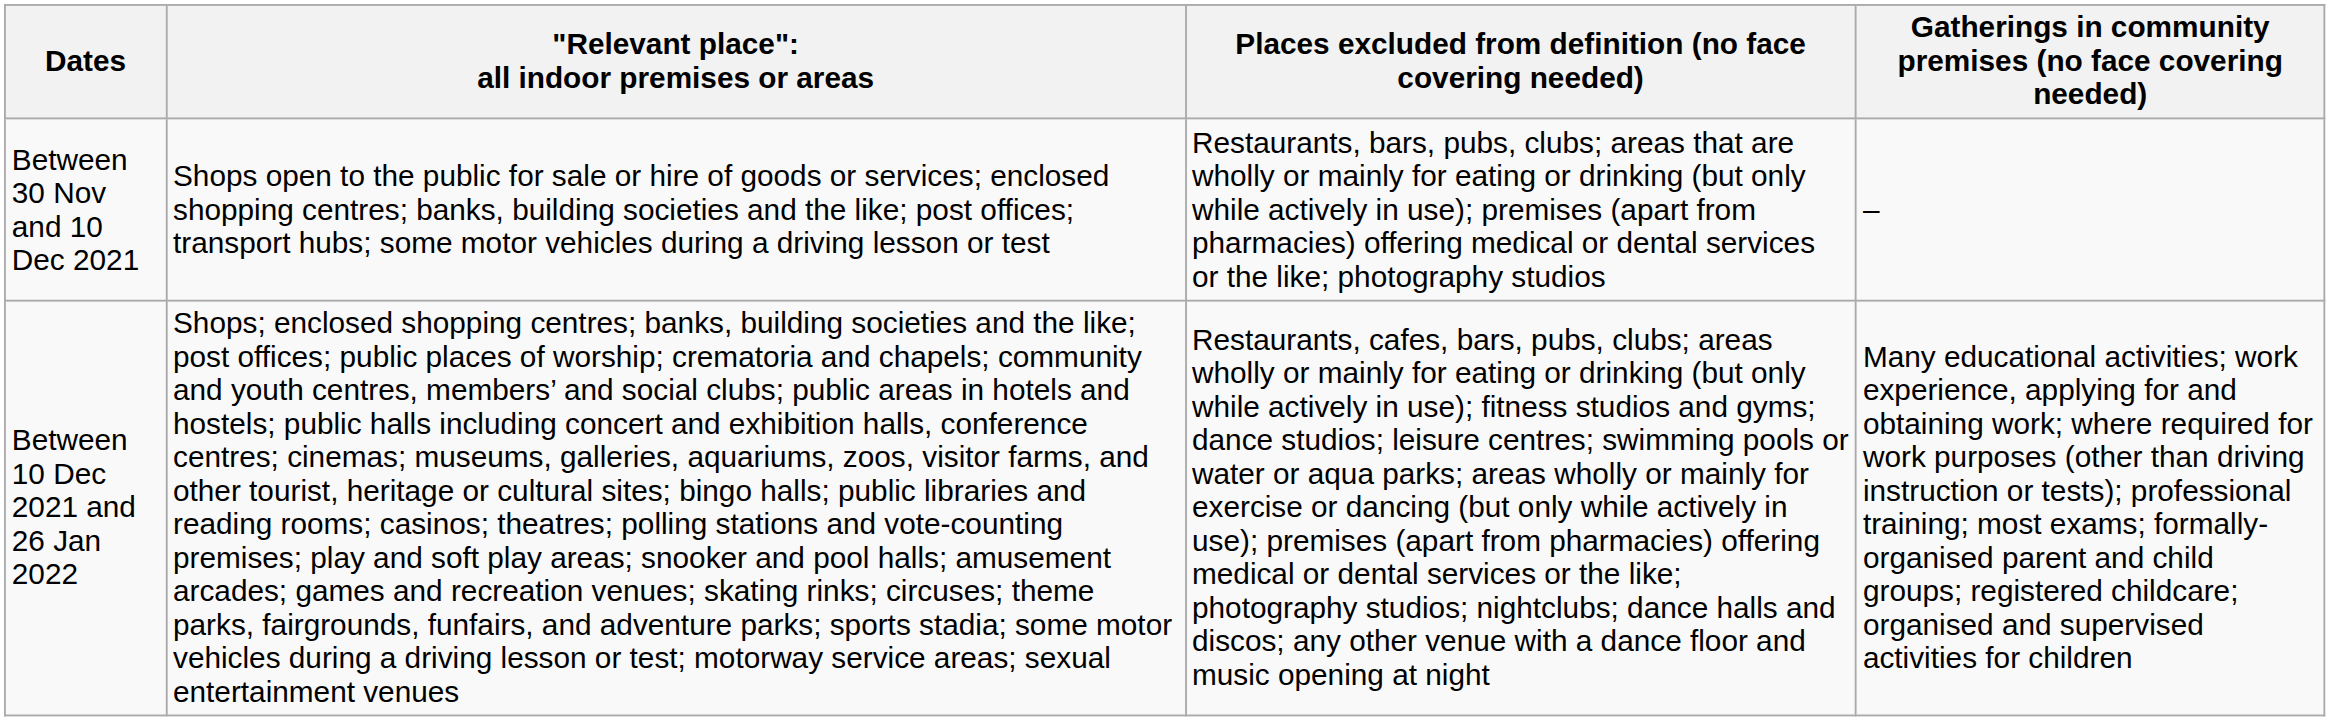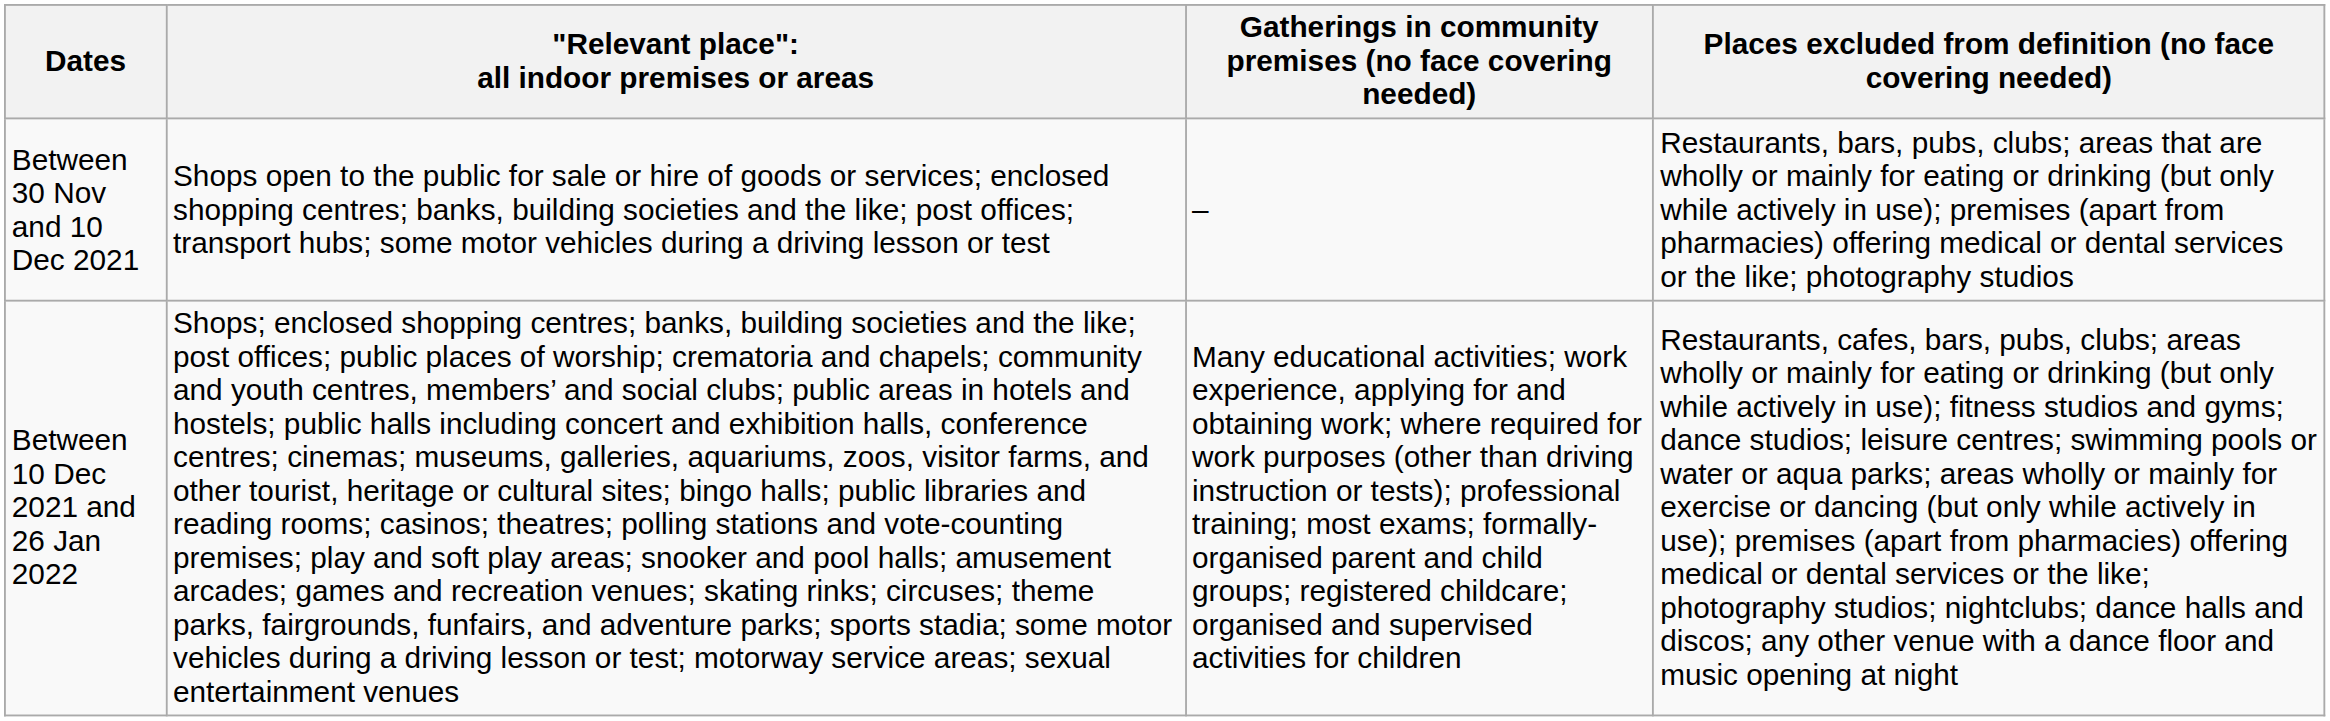columns swapped: (1521, 61) <-> (2090, 61)
